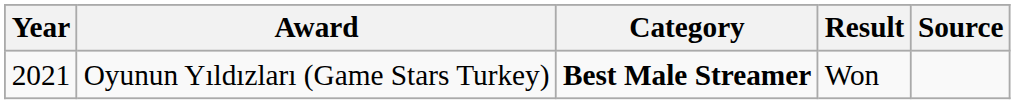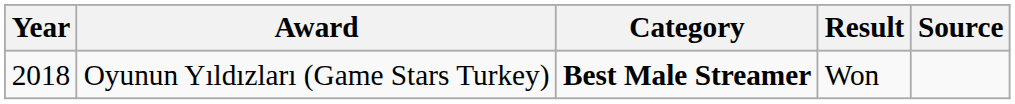(41, 74) 2021 -> (41, 74) 2018
